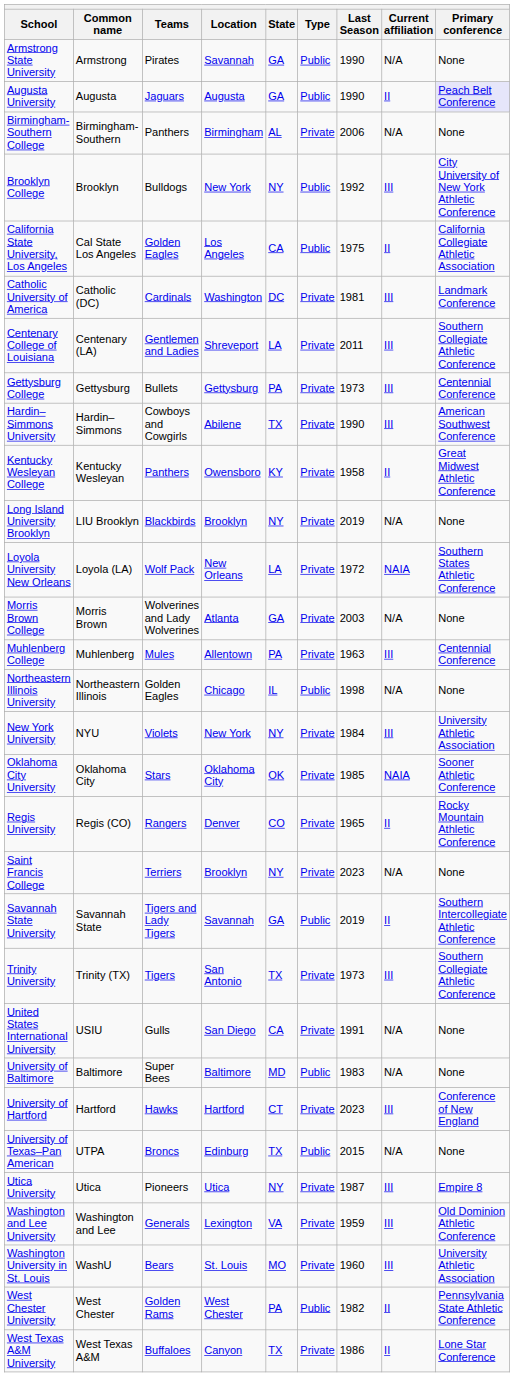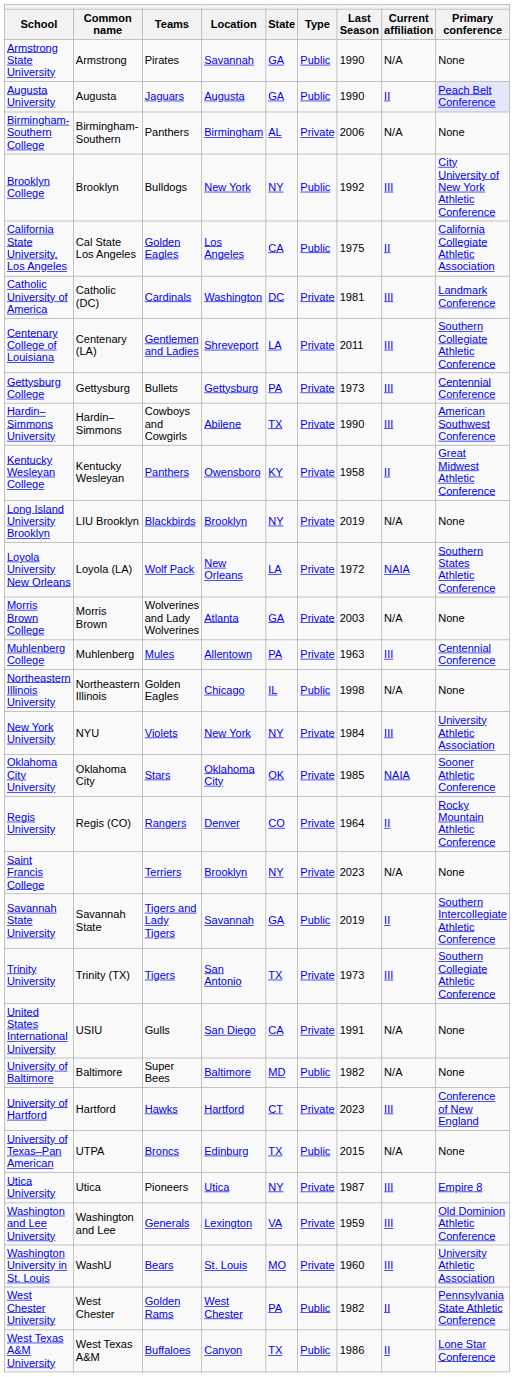(352, 824) 1965 -> (352, 824) 1964
(352, 1073) 1983 -> (352, 1073) 1982
(317, 1350) Private -> (315, 1350) Public
